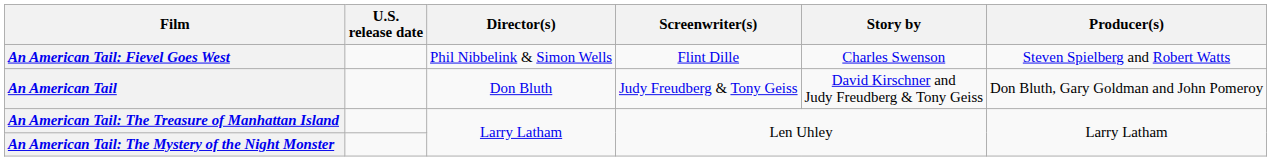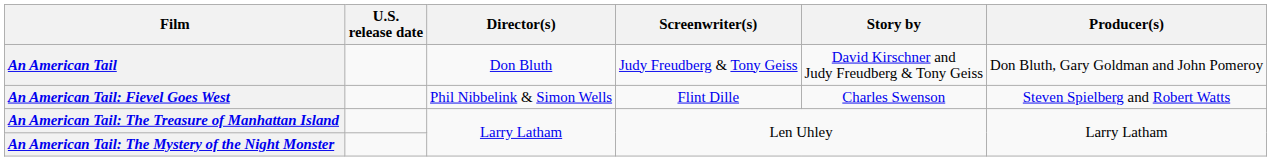rows swapped: (62, 88) <-> (119, 56)
